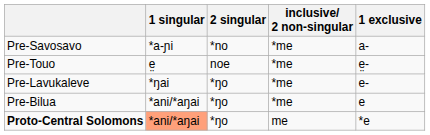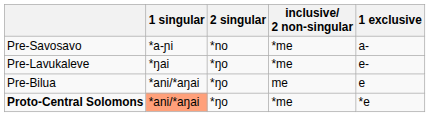- row: (31, 64)
(282, 102) *me -> (280, 83) me
(280, 121) me -> (282, 102) *me
